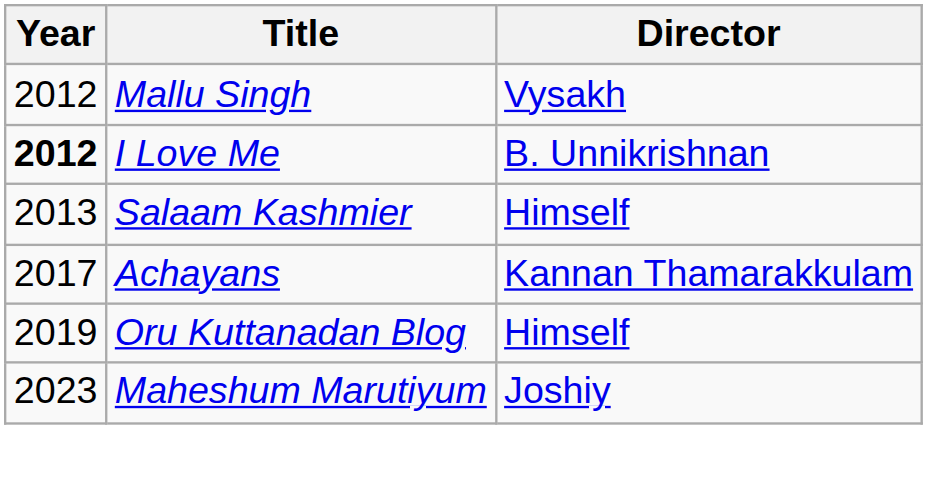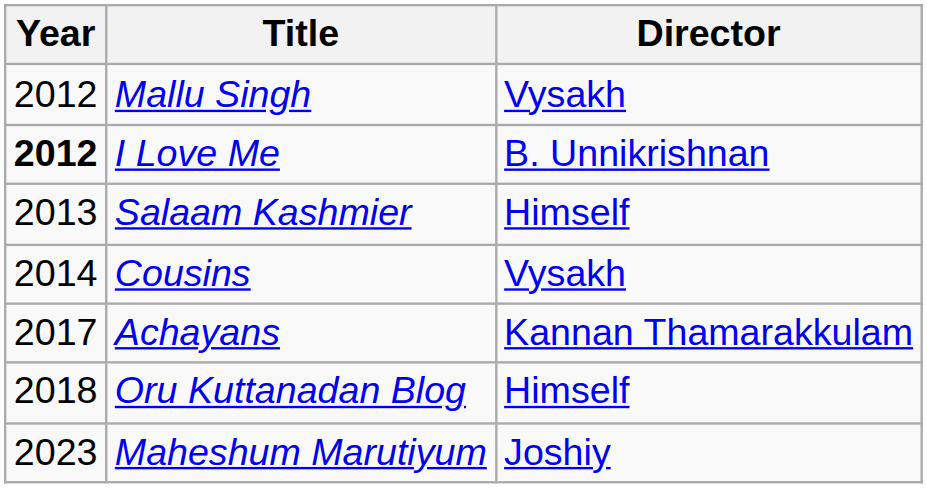+ row: (183, 272)
(56, 332) 2019 -> (56, 392) 2018
